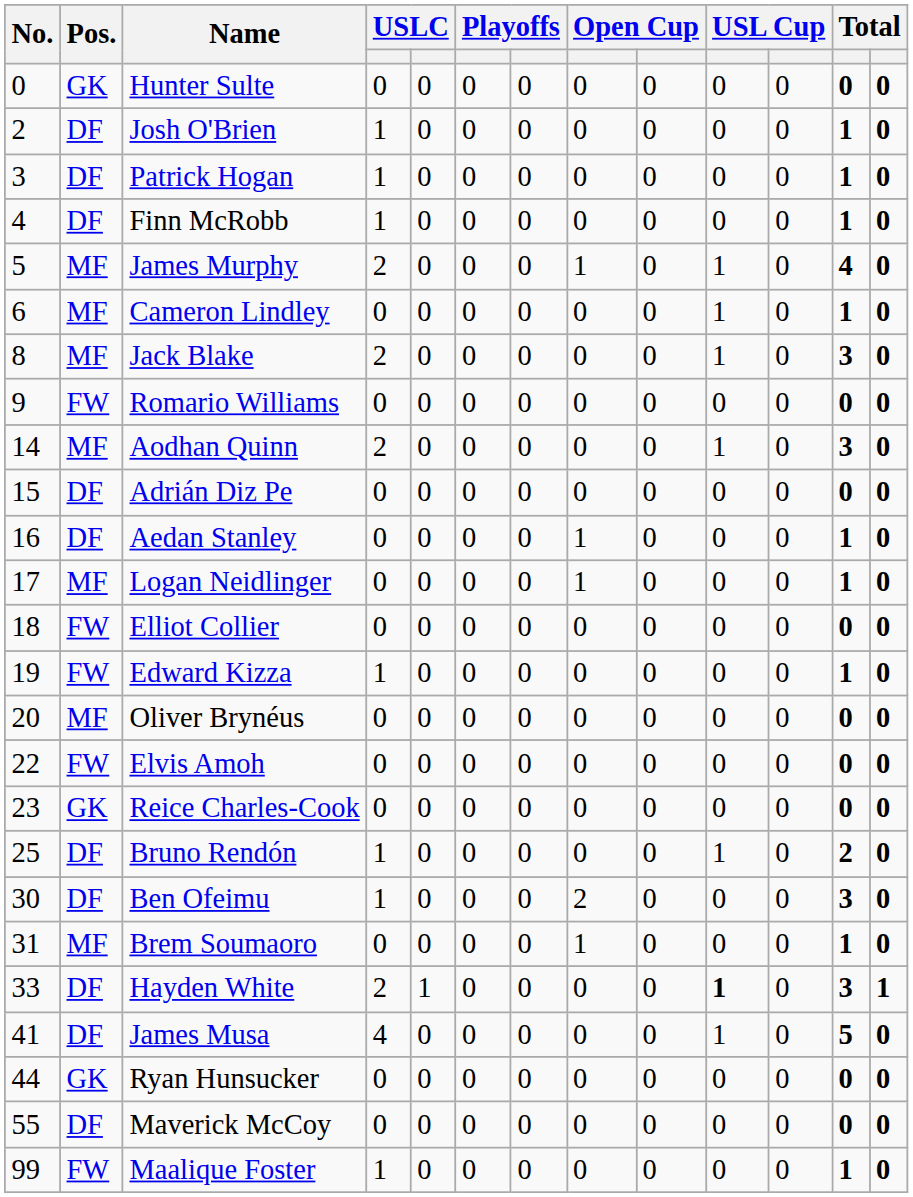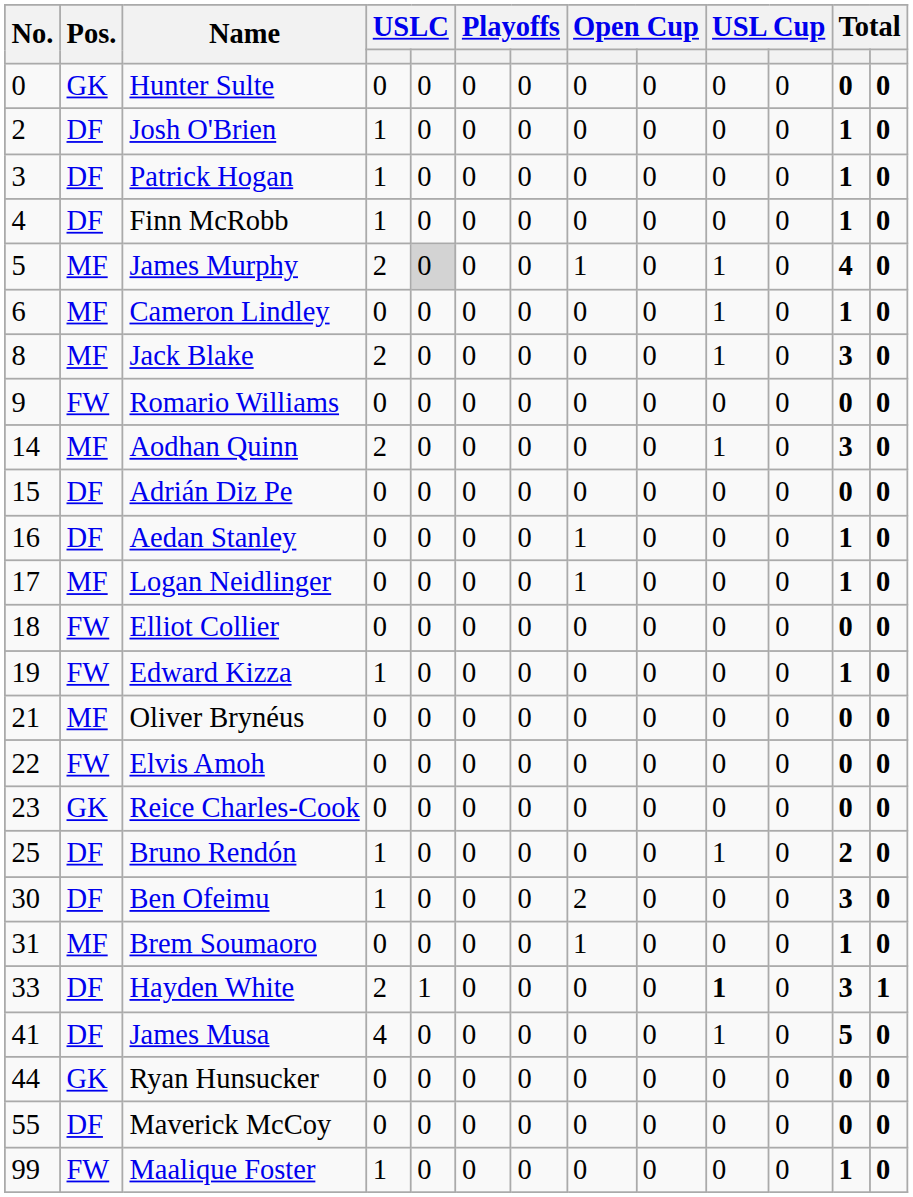(424, 266) no background -> (424, 266) lightgrey background
(26, 717) 20 -> (26, 717) 21
